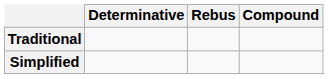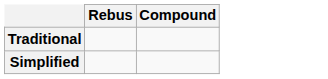- column: (136, 16)
